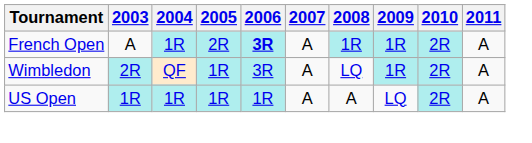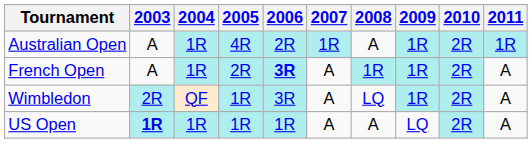+ row: (67, 44)
(130, 97) normal -> (152, 124) bold
